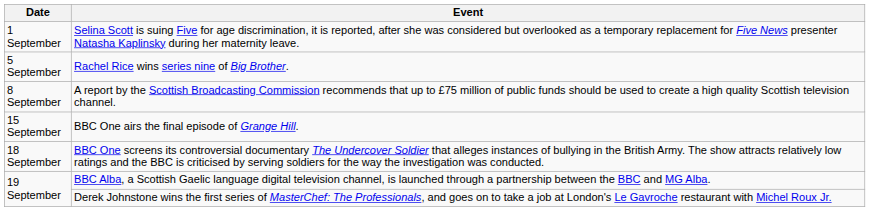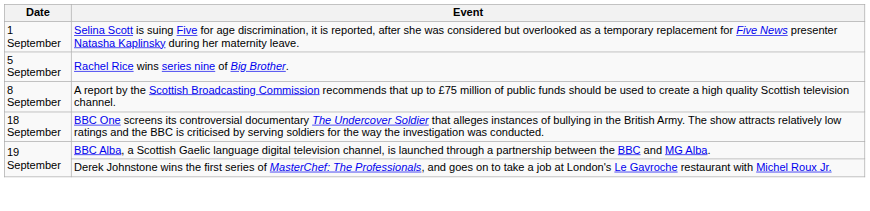- row: (186, 126)
